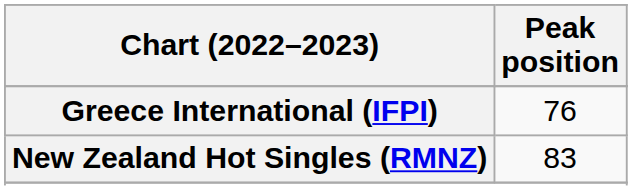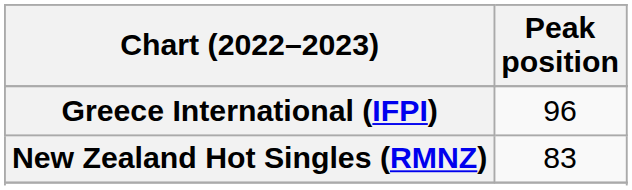(560, 110) 76 -> (560, 110) 96
